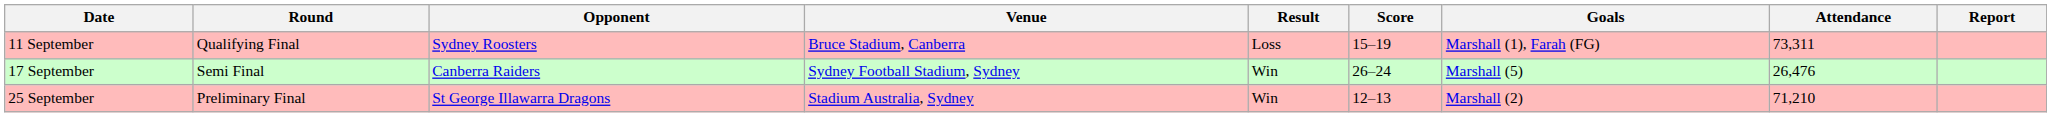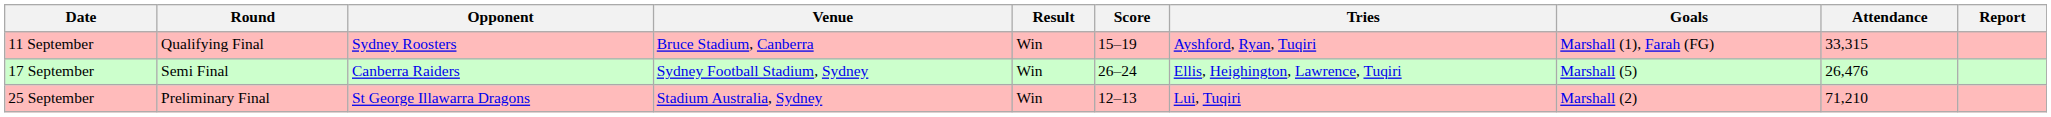+ column: (1363, 17)
(1266, 44) Loss -> (1029, 44) Win
(1794, 44) 73,311 -> (1847, 44) 33,315
